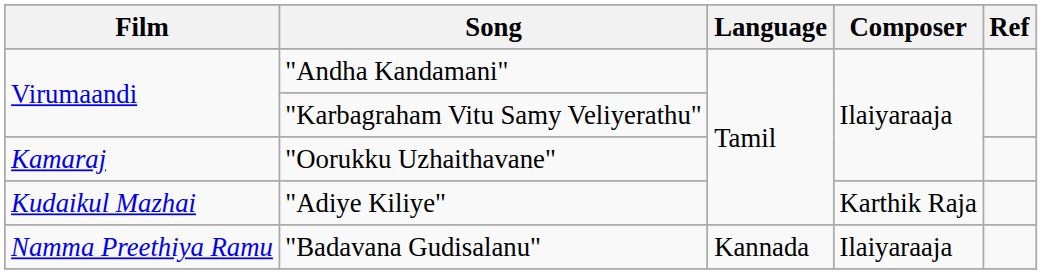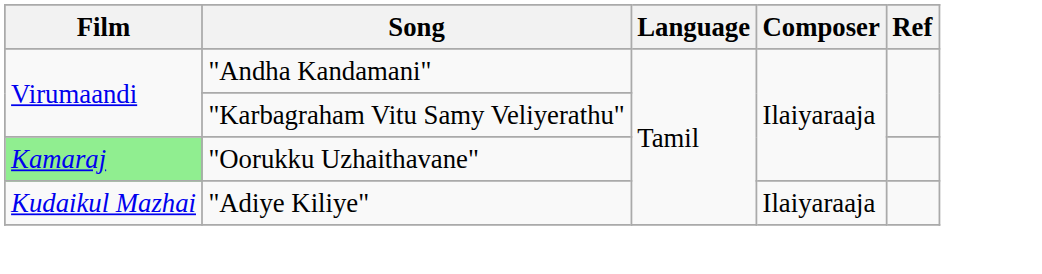(59, 159) no background -> (59, 159) lightgreen background
(908, 203) Karthik Raja -> (819, 203) Ilaiyaraaja
- row: (413, 247)
